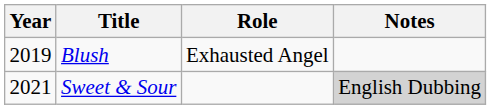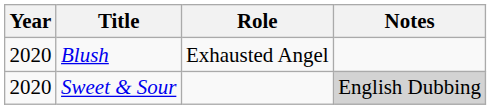(30, 54) 2019 -> (30, 54) 2020
(30, 87) 2021 -> (30, 87) 2020
